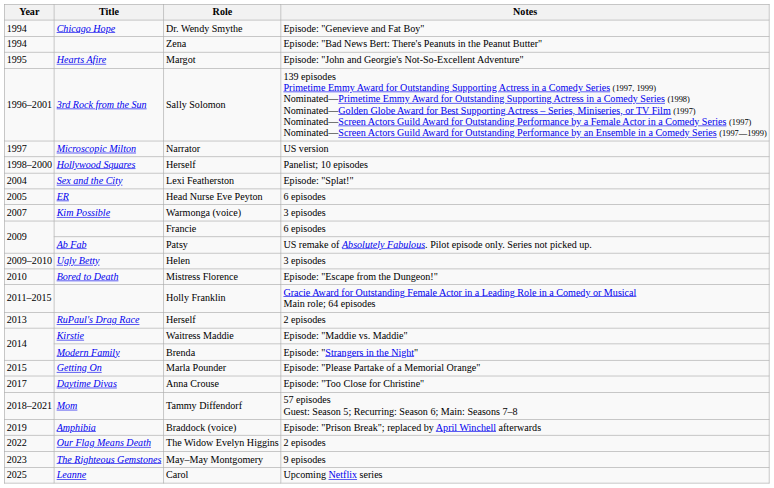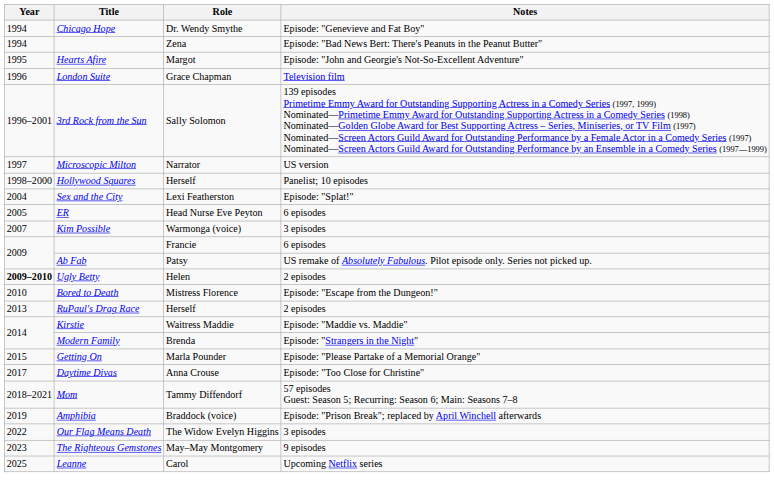+ row: (83, 76)
(29, 261) normal -> (29, 277) bold
(305, 261) 3 episodes -> (305, 277) 2 episodes
- row: (109, 298)
(305, 443) 2 episodes -> (305, 432) 3 episodes
